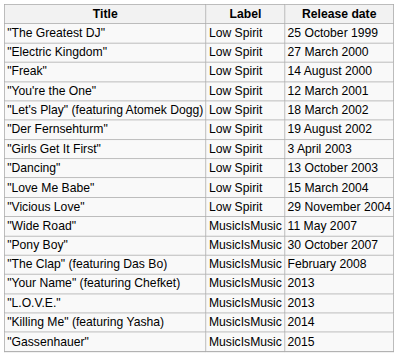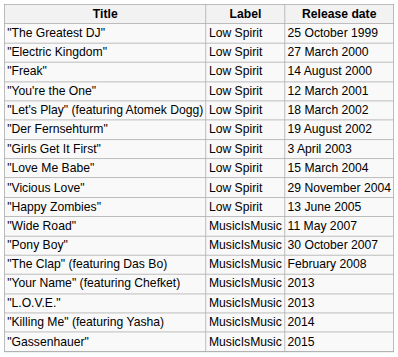- row: (34, 168)
+ row: (54, 206)
